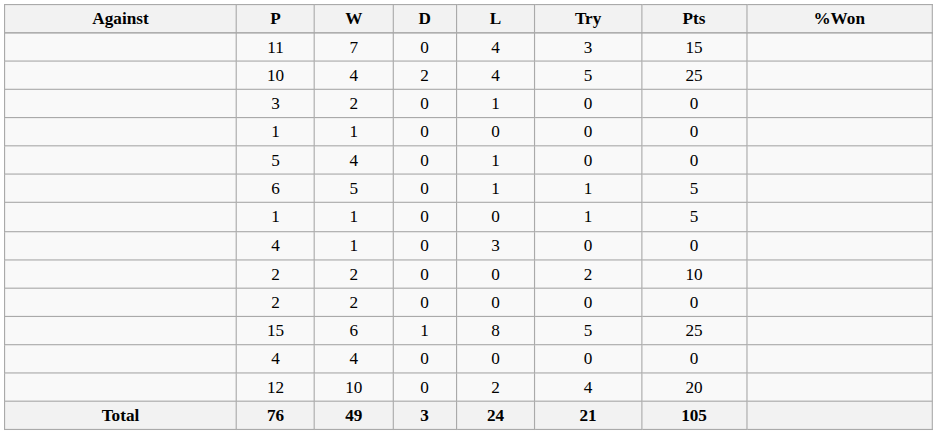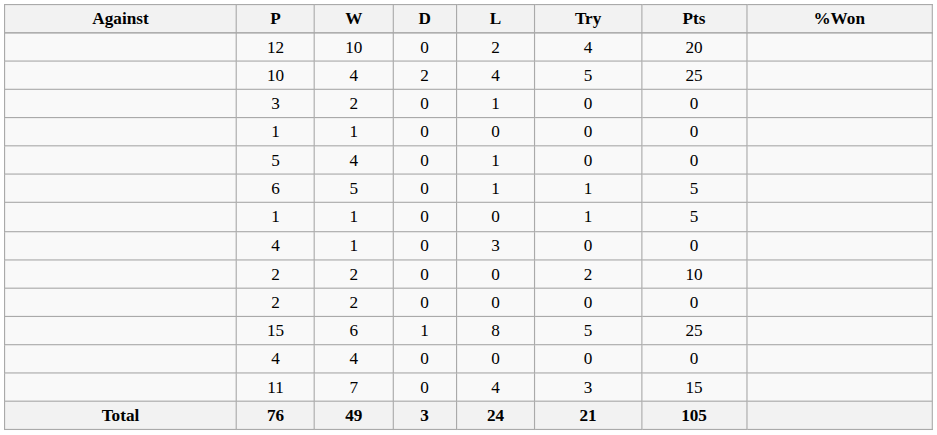rows swapped: (276, 387) <-> (276, 47)
